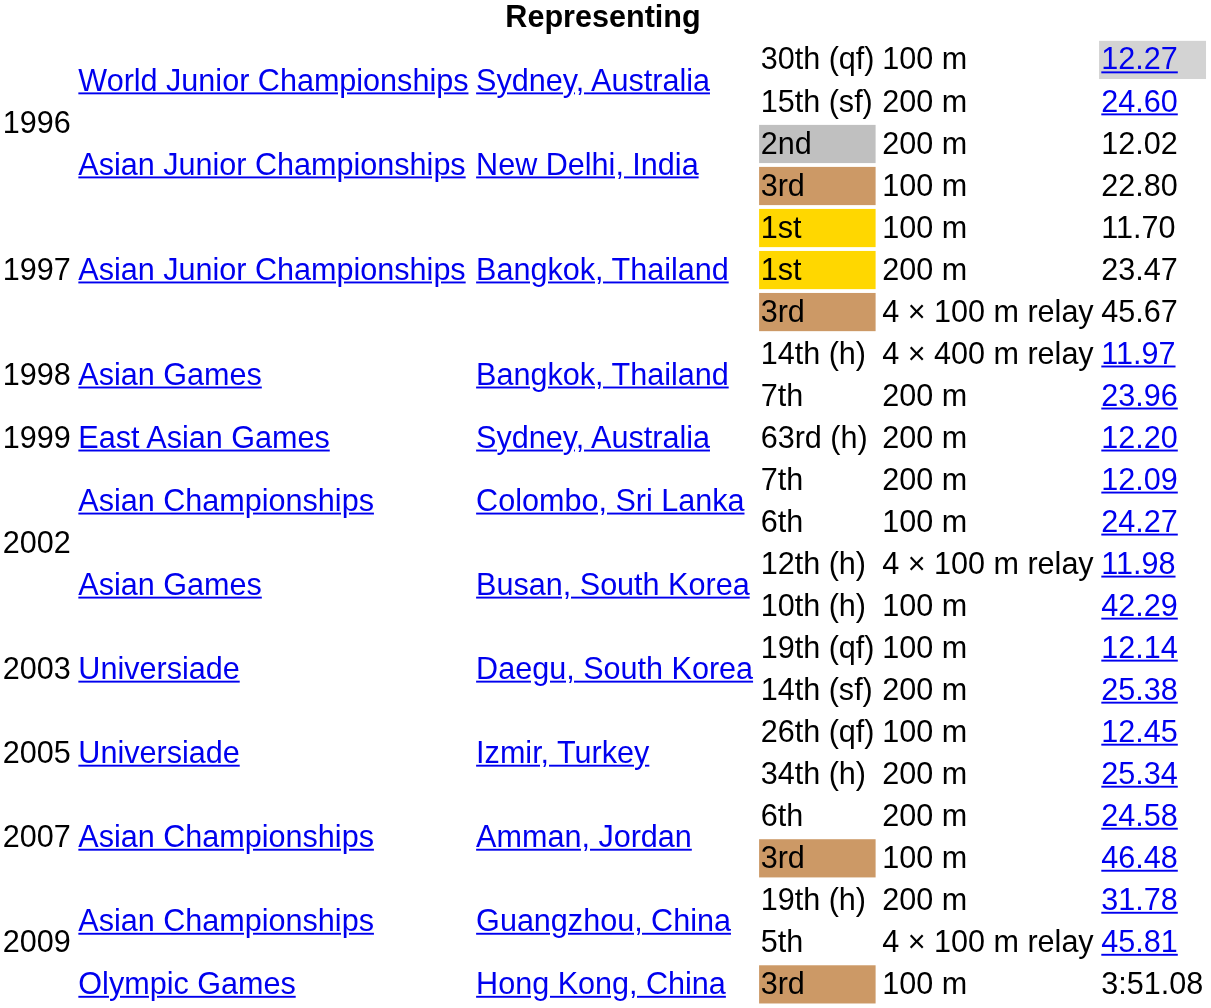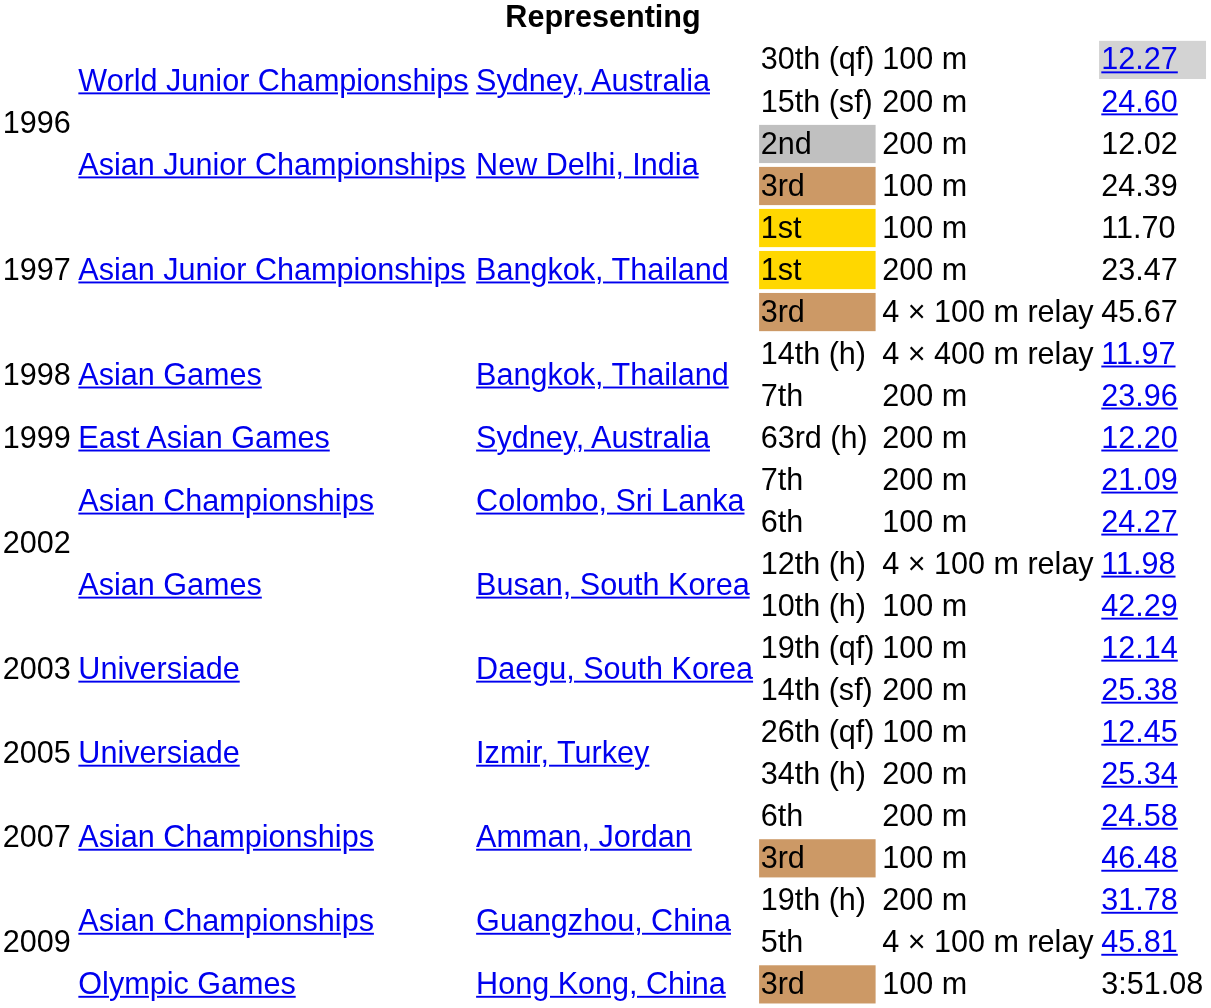(1140, 185) 22.80 -> (1140, 185) 24.39
(1140, 479) 12.09 -> (1140, 479) 21.09
